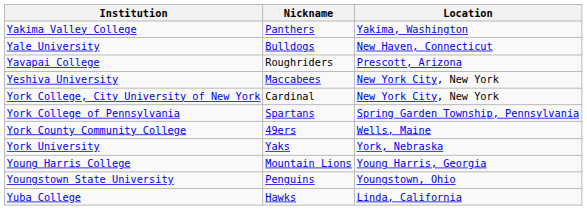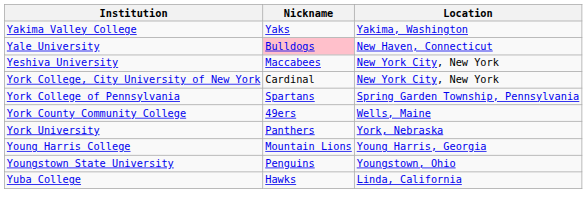(290, 30) Panthers -> (278, 30) Yaks
(290, 46) no background -> (290, 46) pink background
- row: (53, 63)
(278, 147) Yaks -> (290, 130) Panthers
